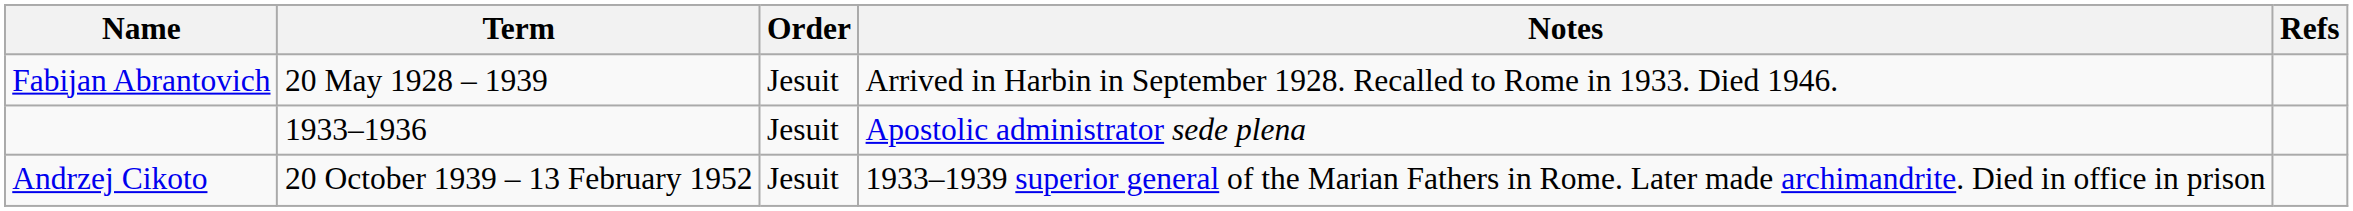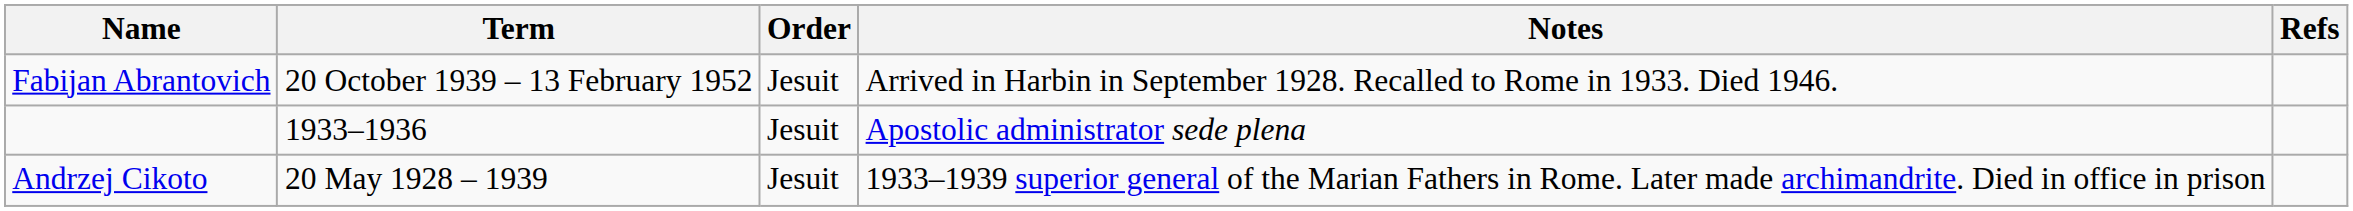(416, 79) 20 May 1928 – 1939 -> (519, 79) 20 October 1939 – 13 February 1952
(519, 179) 20 October 1939 – 13 February 1952 -> (416, 179) 20 May 1928 – 1939
